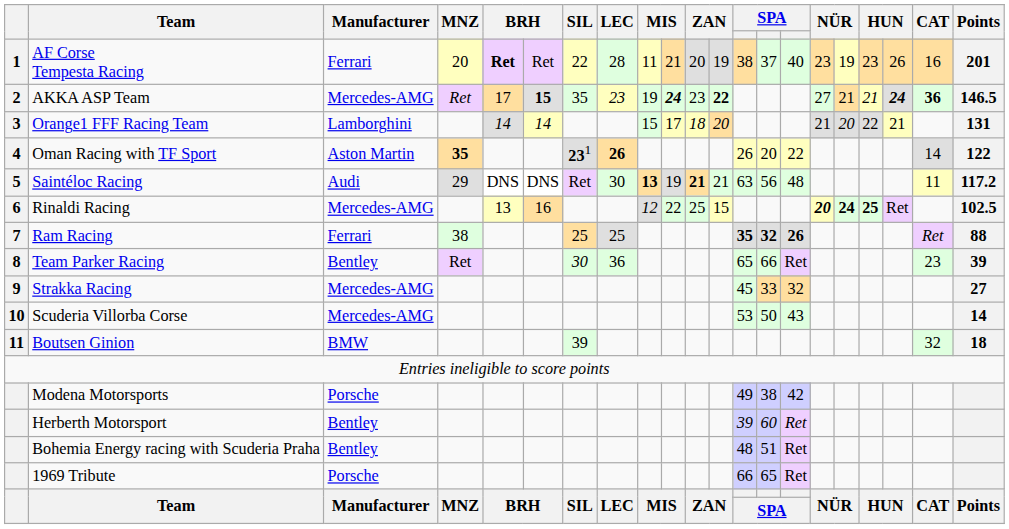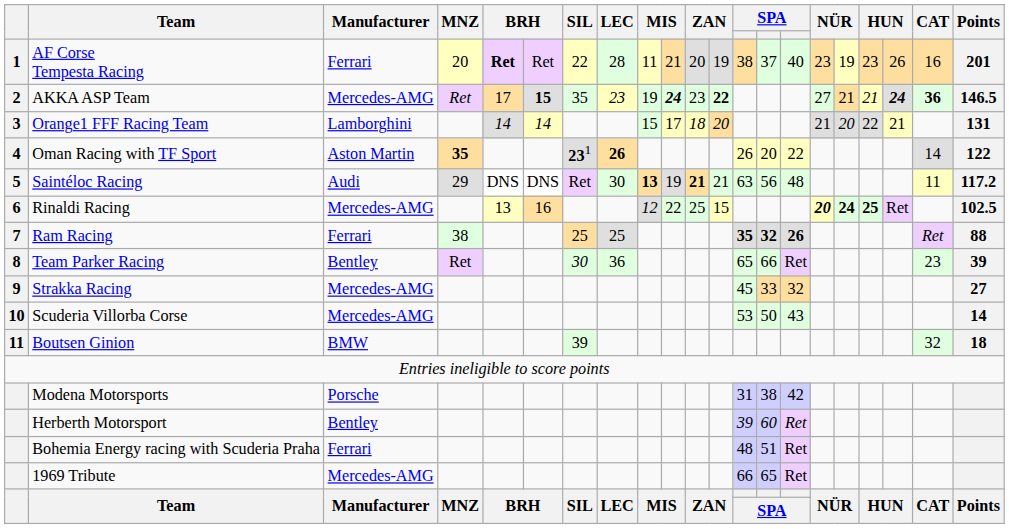(745, 395) 49 -> (745, 395) 31
(353, 448) Bentley -> (350, 448) Ferrari
(353, 475) Porsche -> (381, 475) Mercedes-AMG
